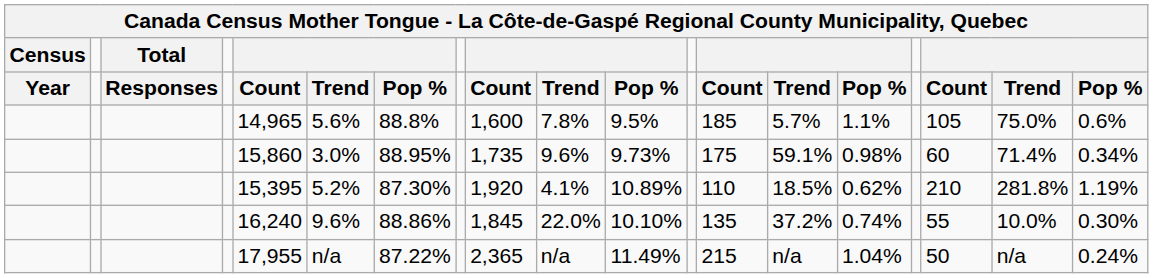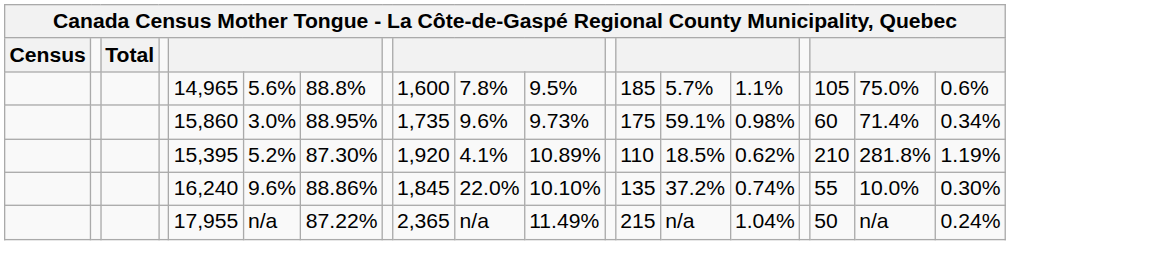- row: (48, 88)
